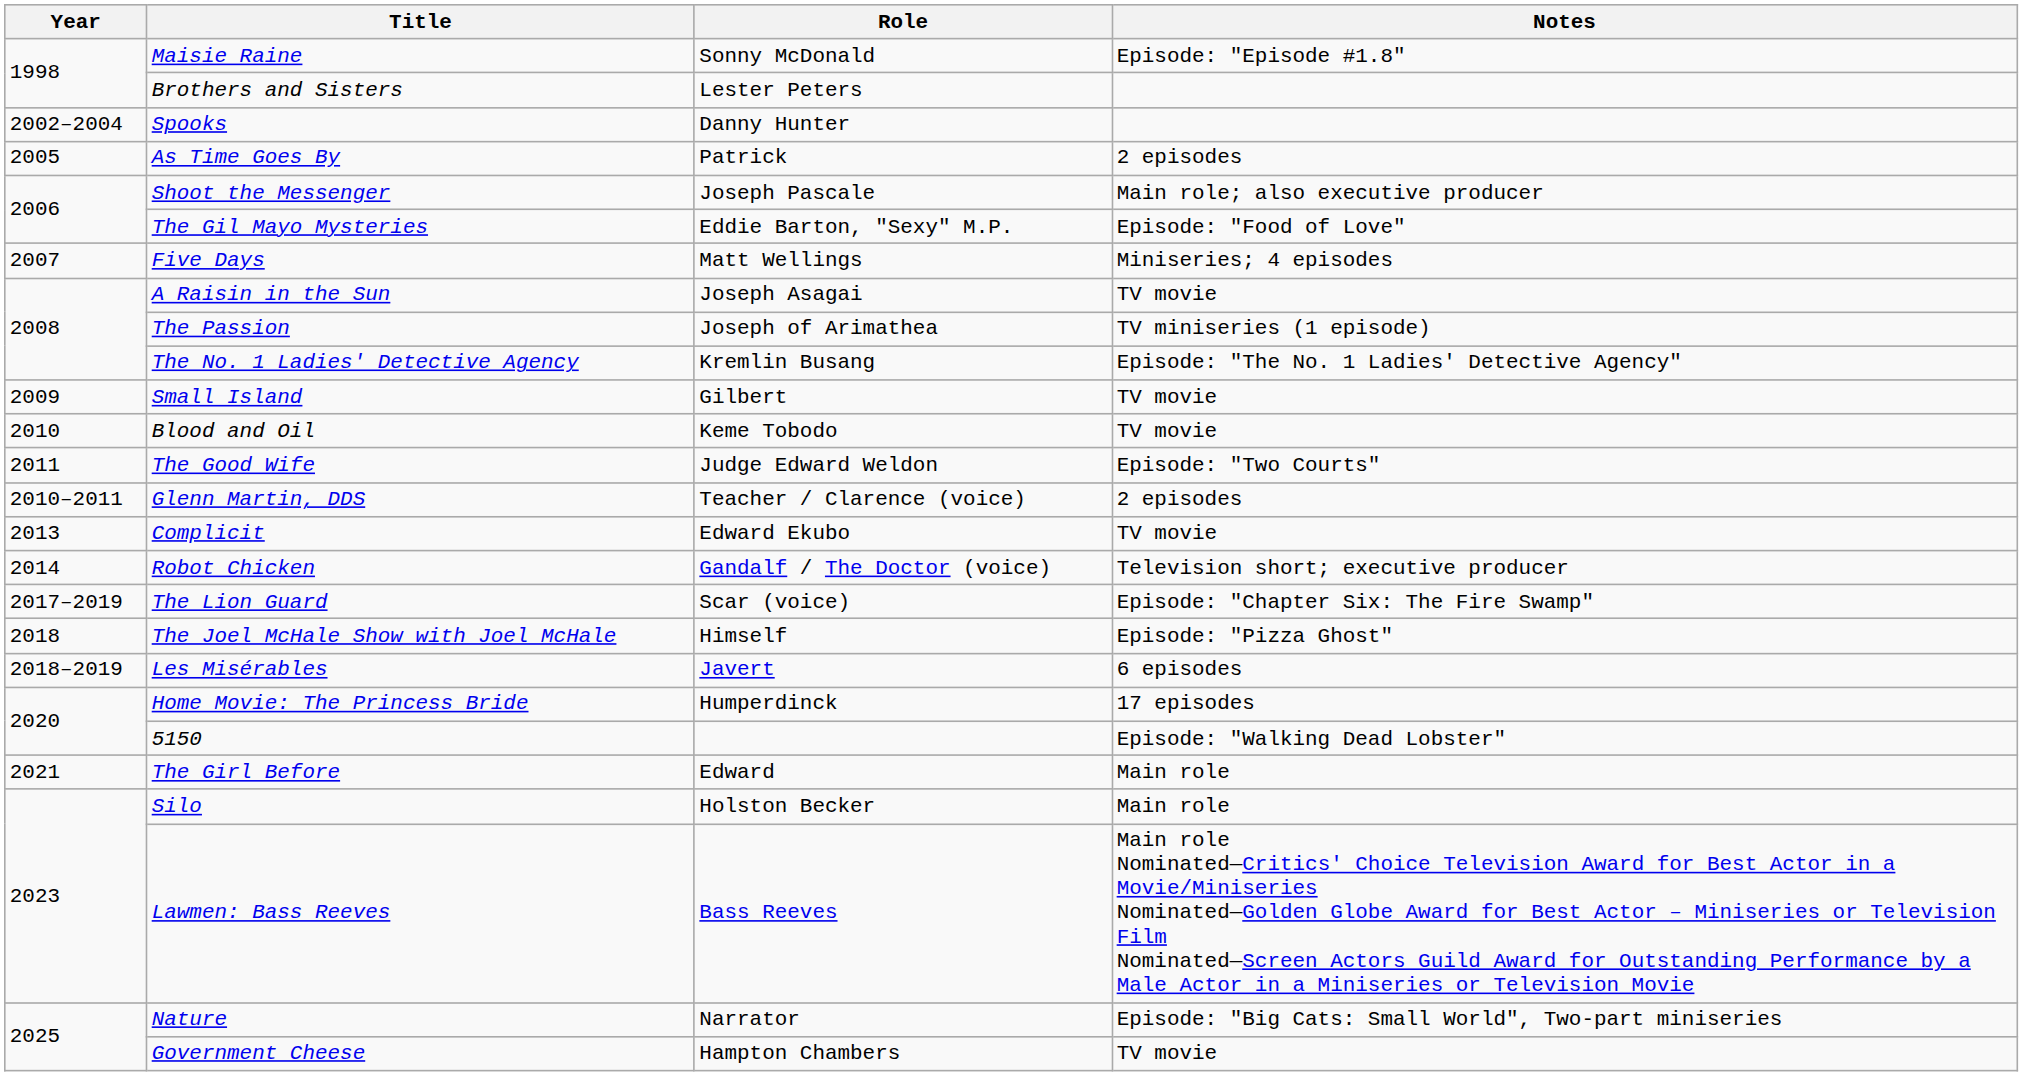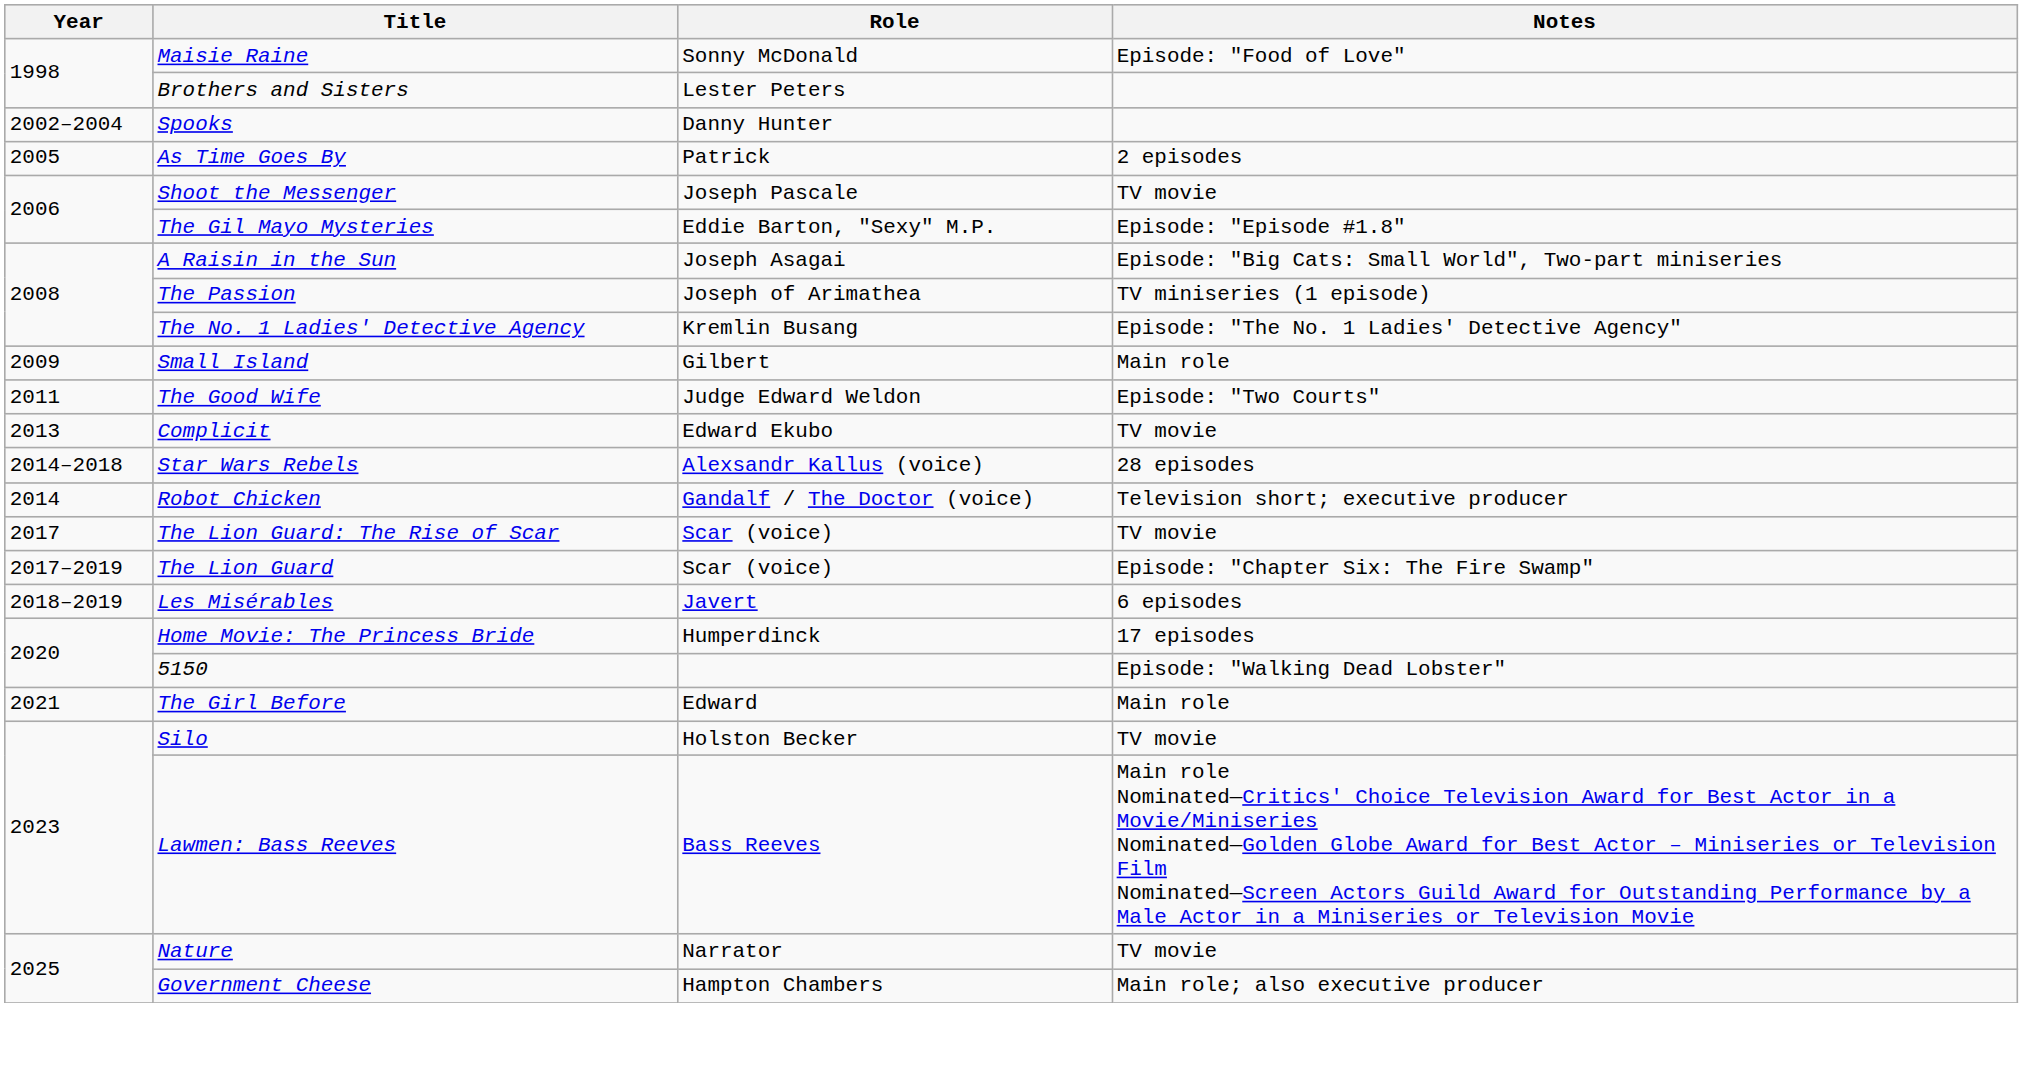(1261, 56) Episode: "Episode #1.8" -> (1261, 56) Episode: "Food of Love"
(1330, 192) Main role; also executive producer -> (1167, 192) TV movie
(1261, 227) Episode: "Food of Love" -> (1261, 227) Episode: "Episode #1.8"
- row: (208, 261)
(1167, 295) TV movie -> (1450, 261) Episode: "Big Cats: Small World", Two-part miniseries
(1167, 397) TV movie -> (1173, 363) Main role
- row: (233, 431)
- row: (258, 499)
+ row: (258, 465)
+ row: (358, 534)
- row: (384, 636)
(1173, 806) Main role -> (1167, 738) TV movie
(1450, 1020) Episode: "Big Cats: Small World", Two-part miniseries -> (1167, 951) TV movie
(1167, 1054) TV movie -> (1330, 985) Main role; also executive producer
